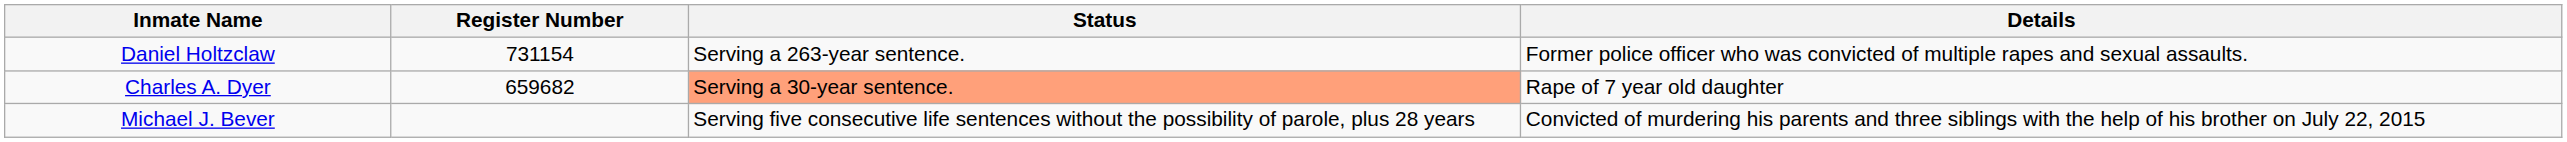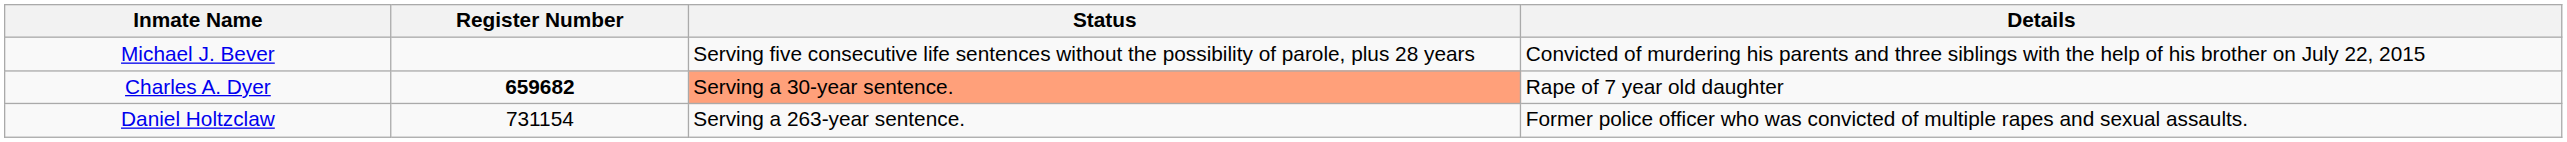rows swapped: (198, 119) <-> (198, 53)
(540, 86) normal -> (540, 86) bold
